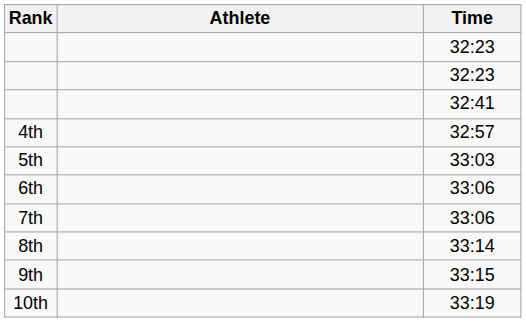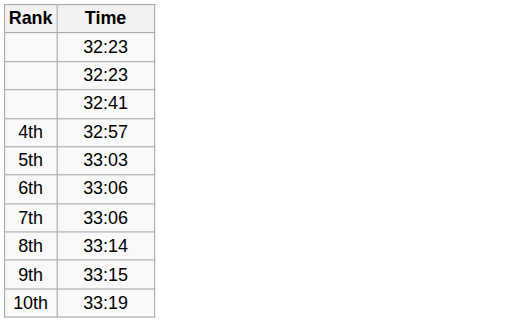- column: (240, 18)
